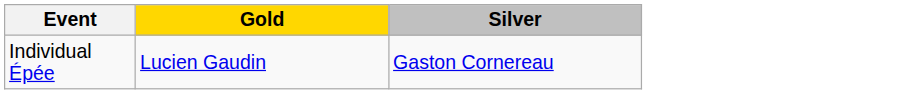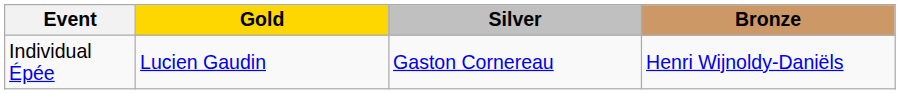+ column: (768, 19)
